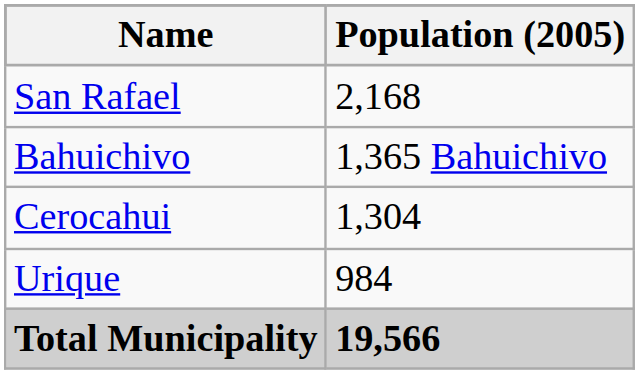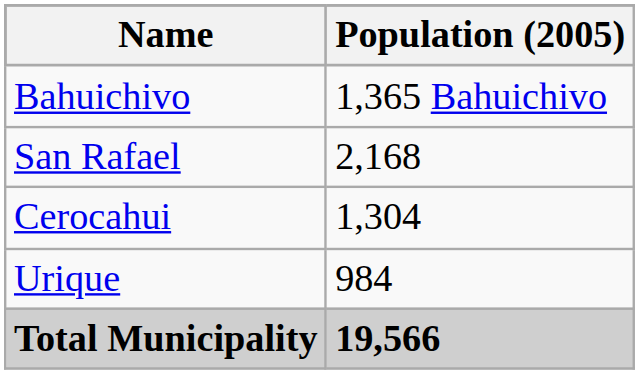rows swapped: (97, 95) <-> (102, 156)
